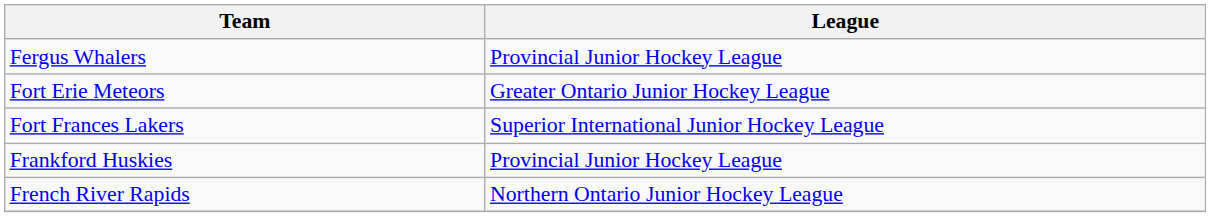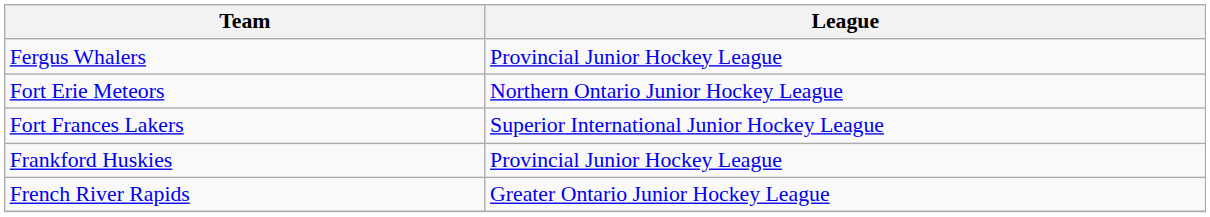(660, 90) Greater Ontario Junior Hockey League -> (666, 90) Northern Ontario Junior Hockey League
(666, 194) Northern Ontario Junior Hockey League -> (660, 194) Greater Ontario Junior Hockey League
